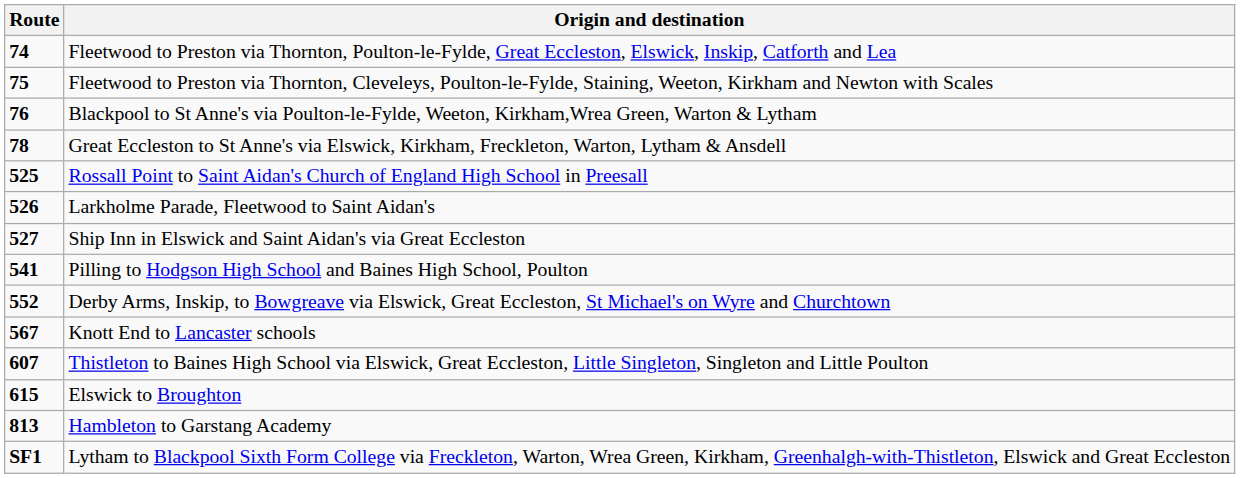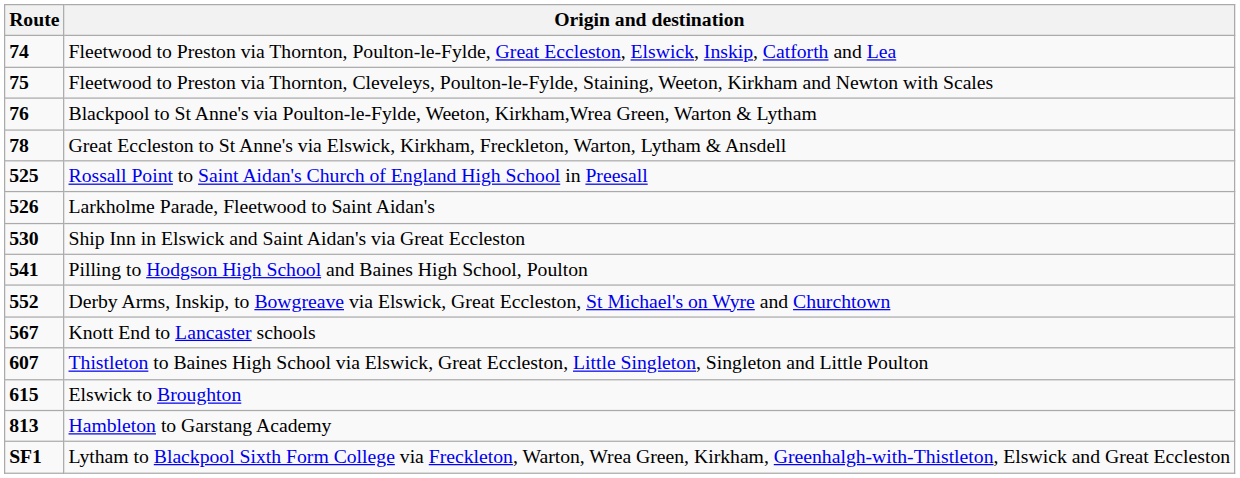(24, 238) 527 -> (24, 238) 530
